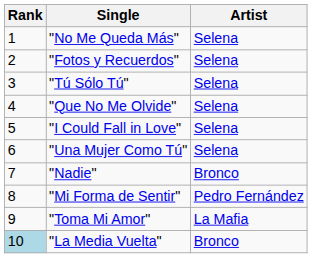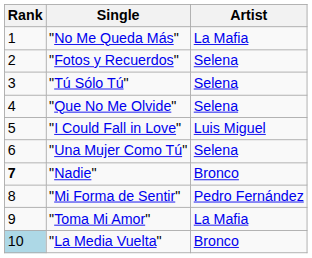(216, 38) Selena -> (221, 38) La Mafia
(216, 128) Selena -> (230, 128) Luis Miguel
(12, 173) normal -> (12, 173) bold
